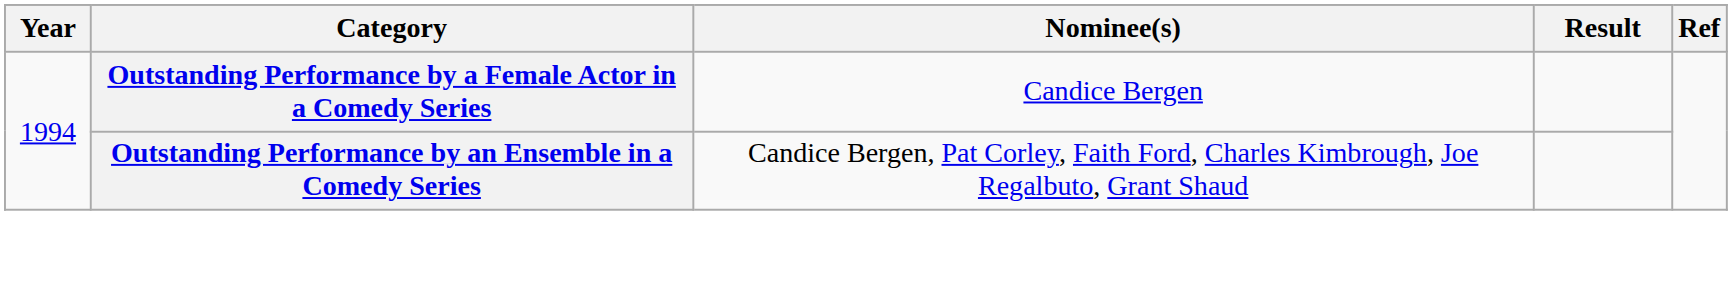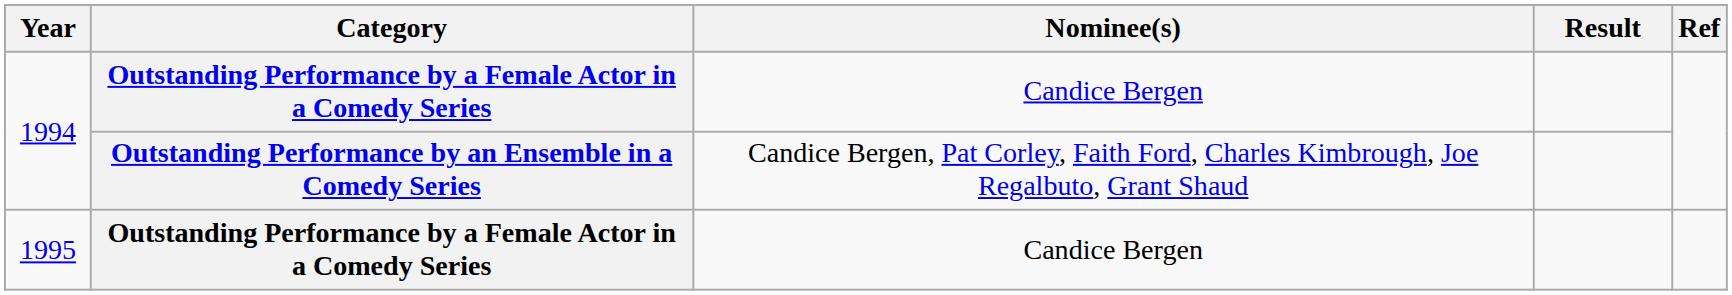+ row: (48, 249)
